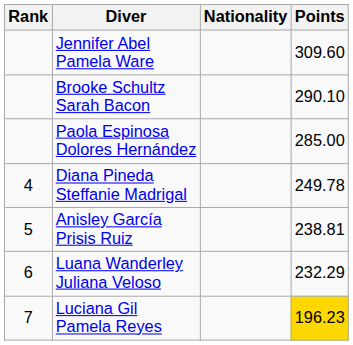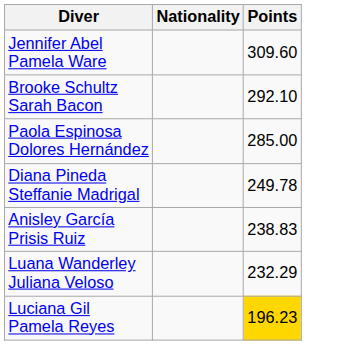- column: (28, 17)
(320, 96) 290.10 -> (272, 96) 292.10
(320, 229) 238.81 -> (272, 229) 238.83
